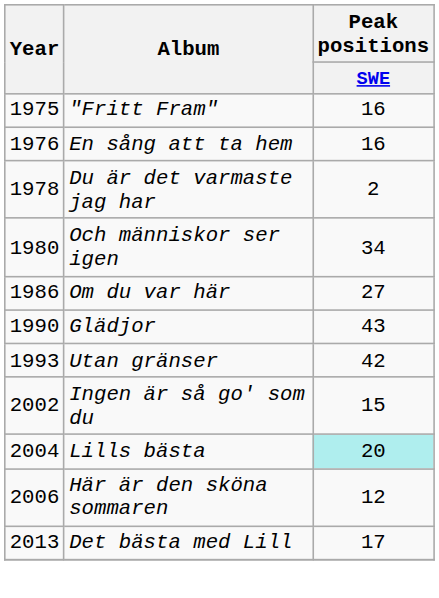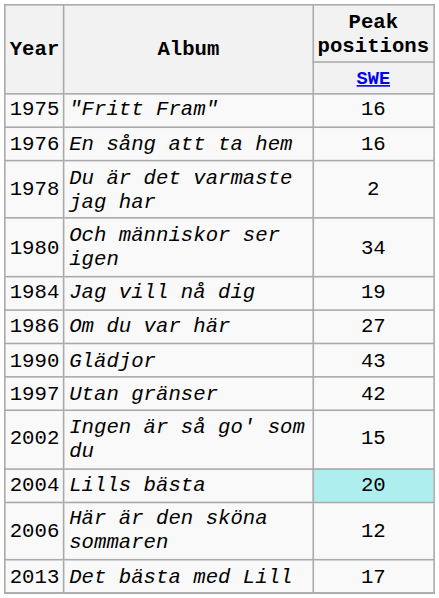+ row: (162, 293)
(35, 360) 1993 -> (35, 394) 1997
